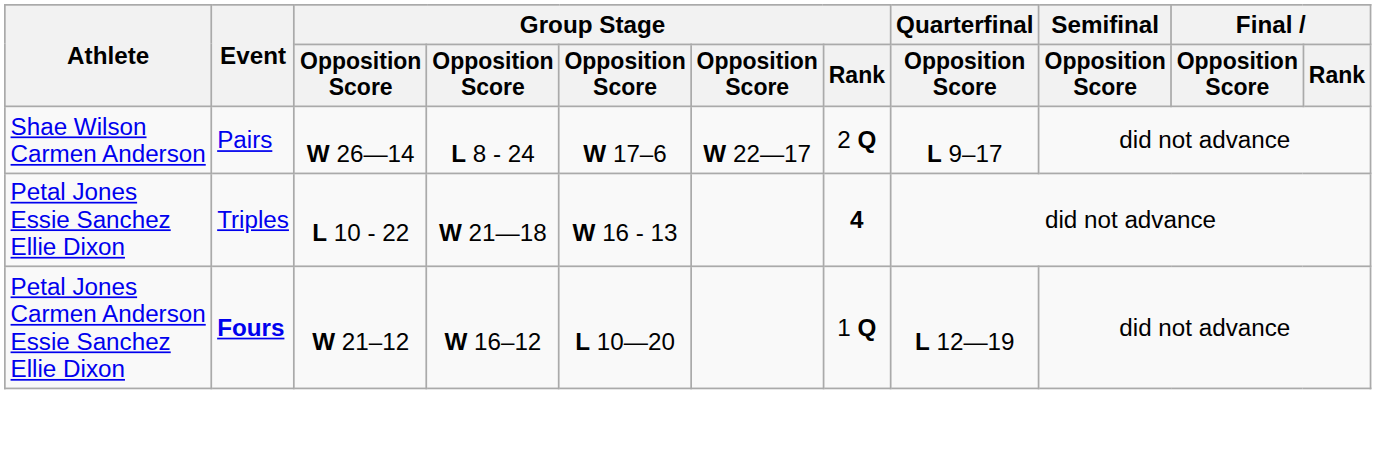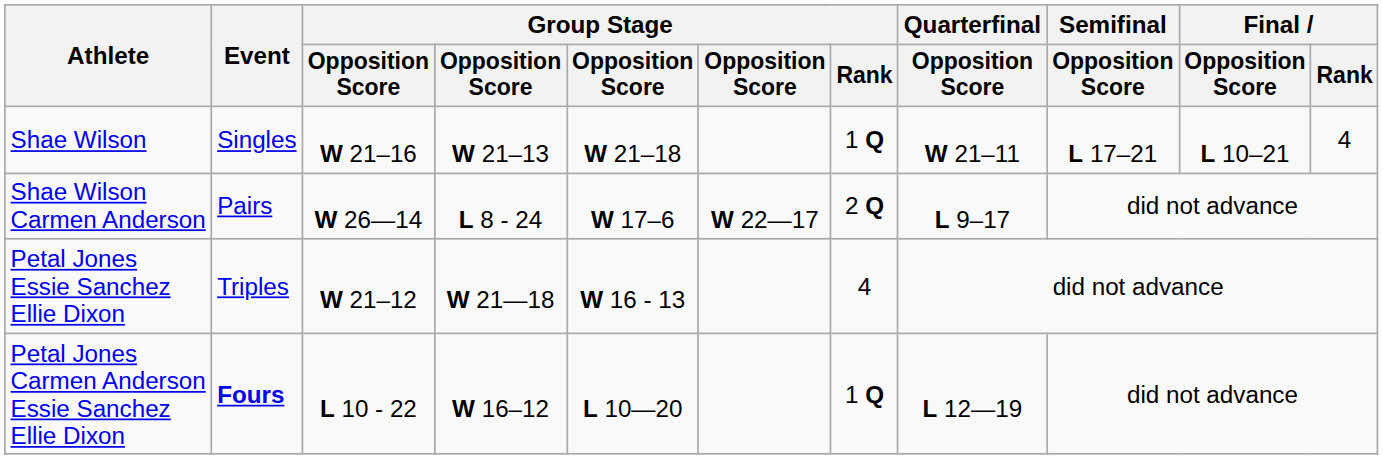+ row: (79, 140)
(361, 234) L 10 - 22 -> (368, 300) W 21–12
(857, 220) bold -> (865, 286) normal
(361, 341) W 21–12 -> (368, 408) L 10 - 22
